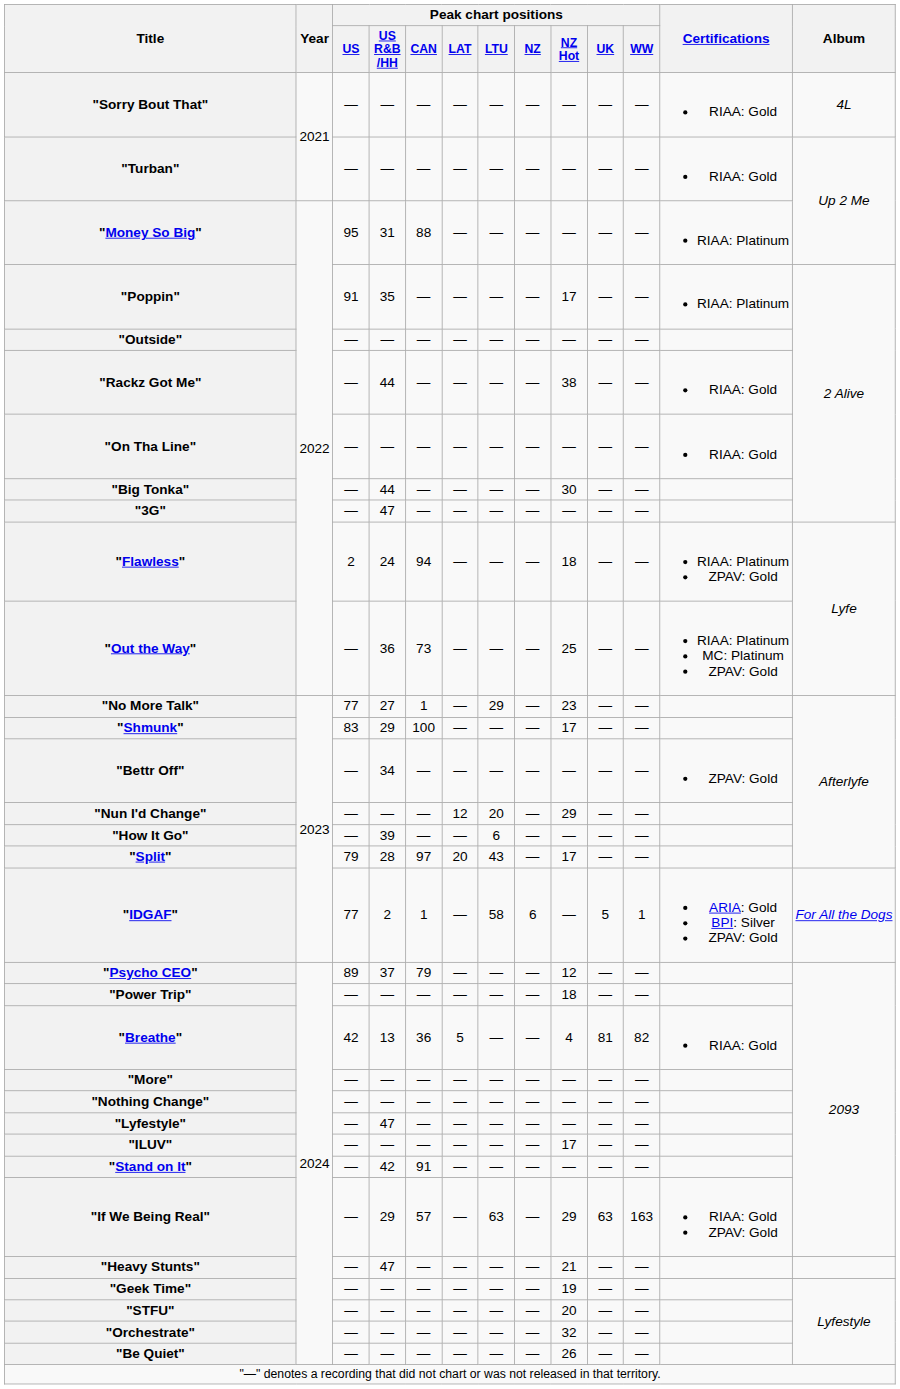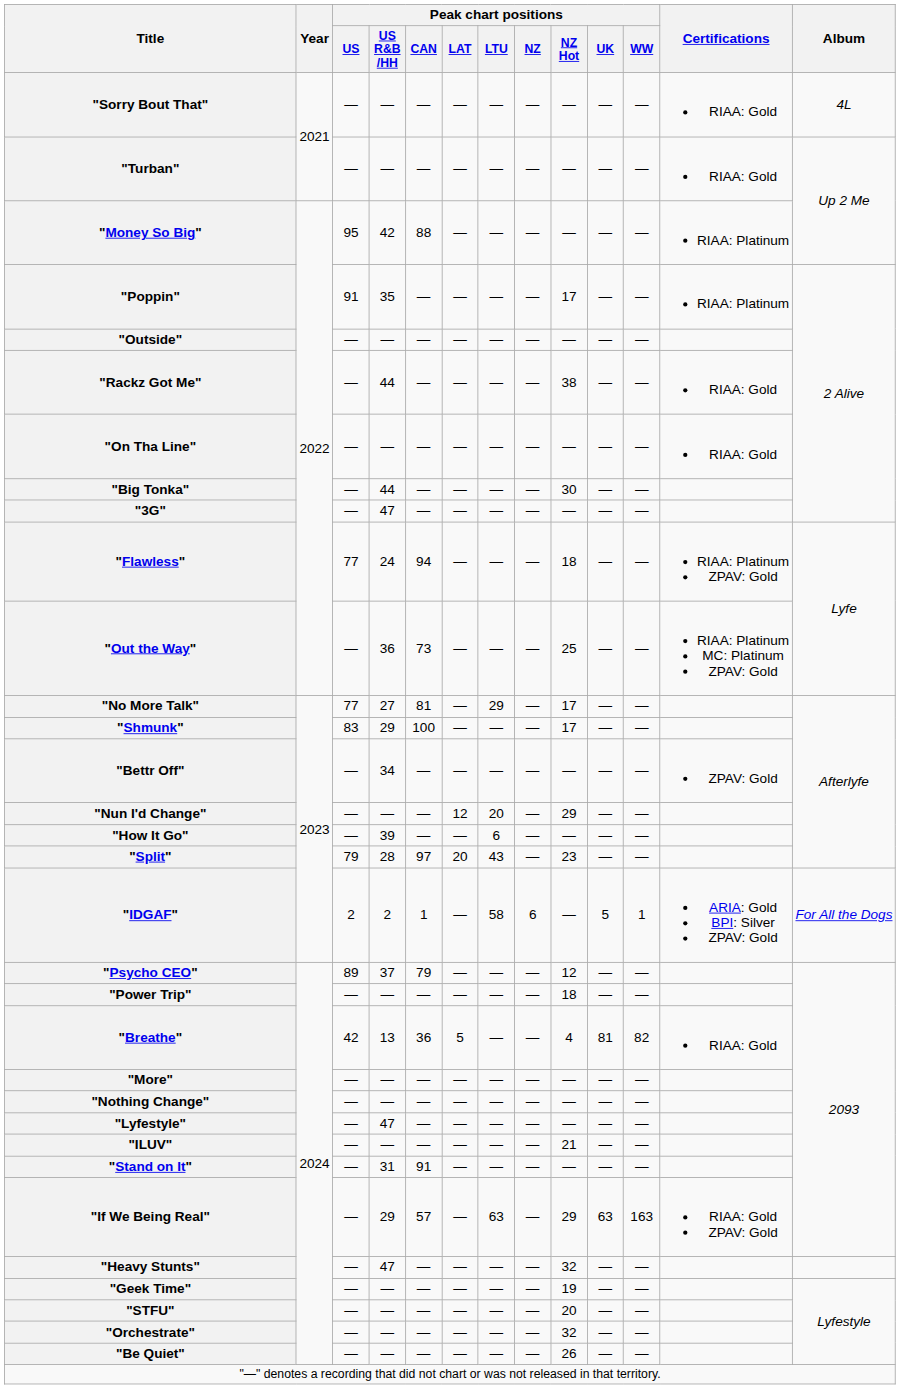(387, 232) 31 -> (387, 232) 42
(351, 561) 2 -> (351, 561) 77
(424, 706) 1 -> (424, 706) 81
(569, 706) 23 -> (569, 706) 17
(569, 856) 17 -> (569, 856) 23
(351, 915) 77 -> (351, 915) 2
(569, 1145) 17 -> (569, 1145) 21
(387, 1166) 42 -> (387, 1166) 31
(569, 1267) 21 -> (569, 1267) 32
